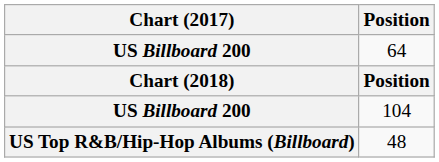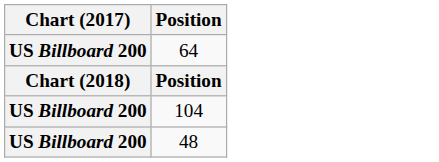(182, 141) US Top R&B/Hip-Hop Albums (Billboard) -> (78, 141) US Billboard 200
